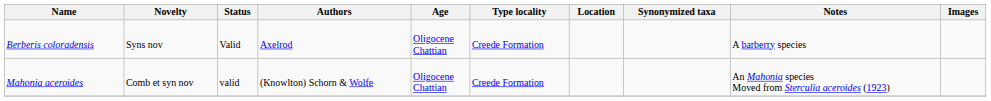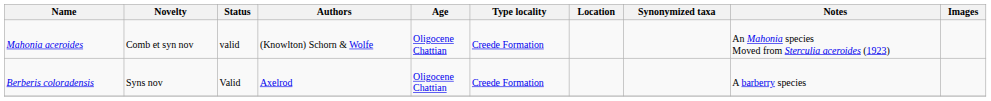rows swapped: (50, 44) <-> (45, 82)
